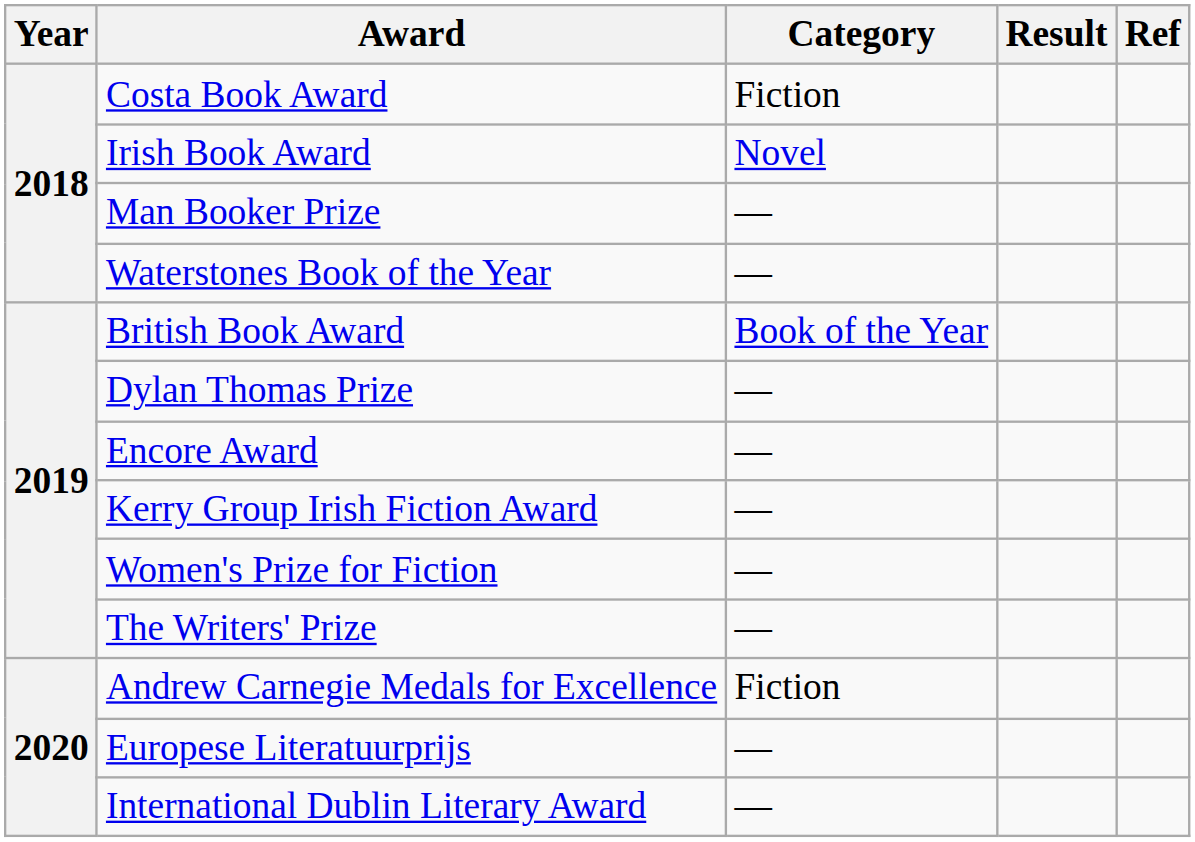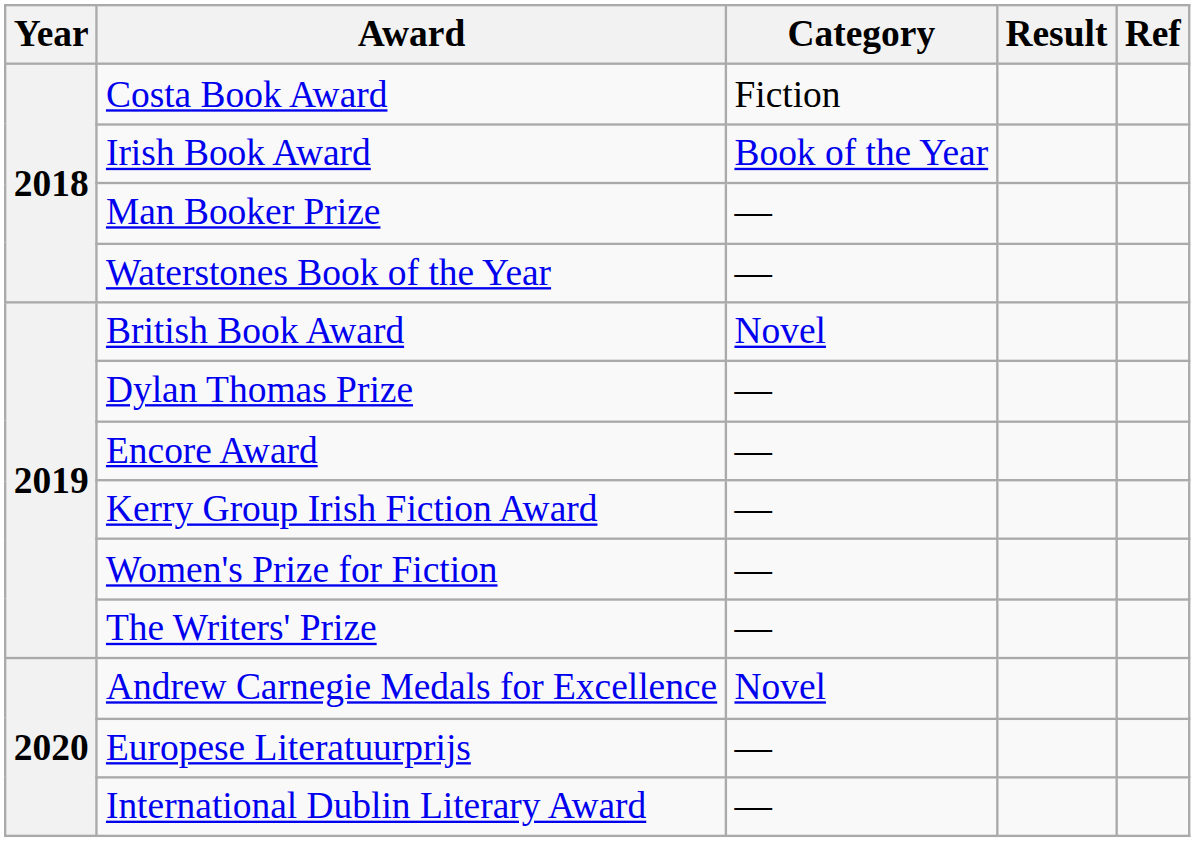(780, 152) Novel -> (861, 152) Book of the Year
(861, 331) Book of the Year -> (780, 331) Novel
(787, 687) Fiction -> (780, 687) Novel
